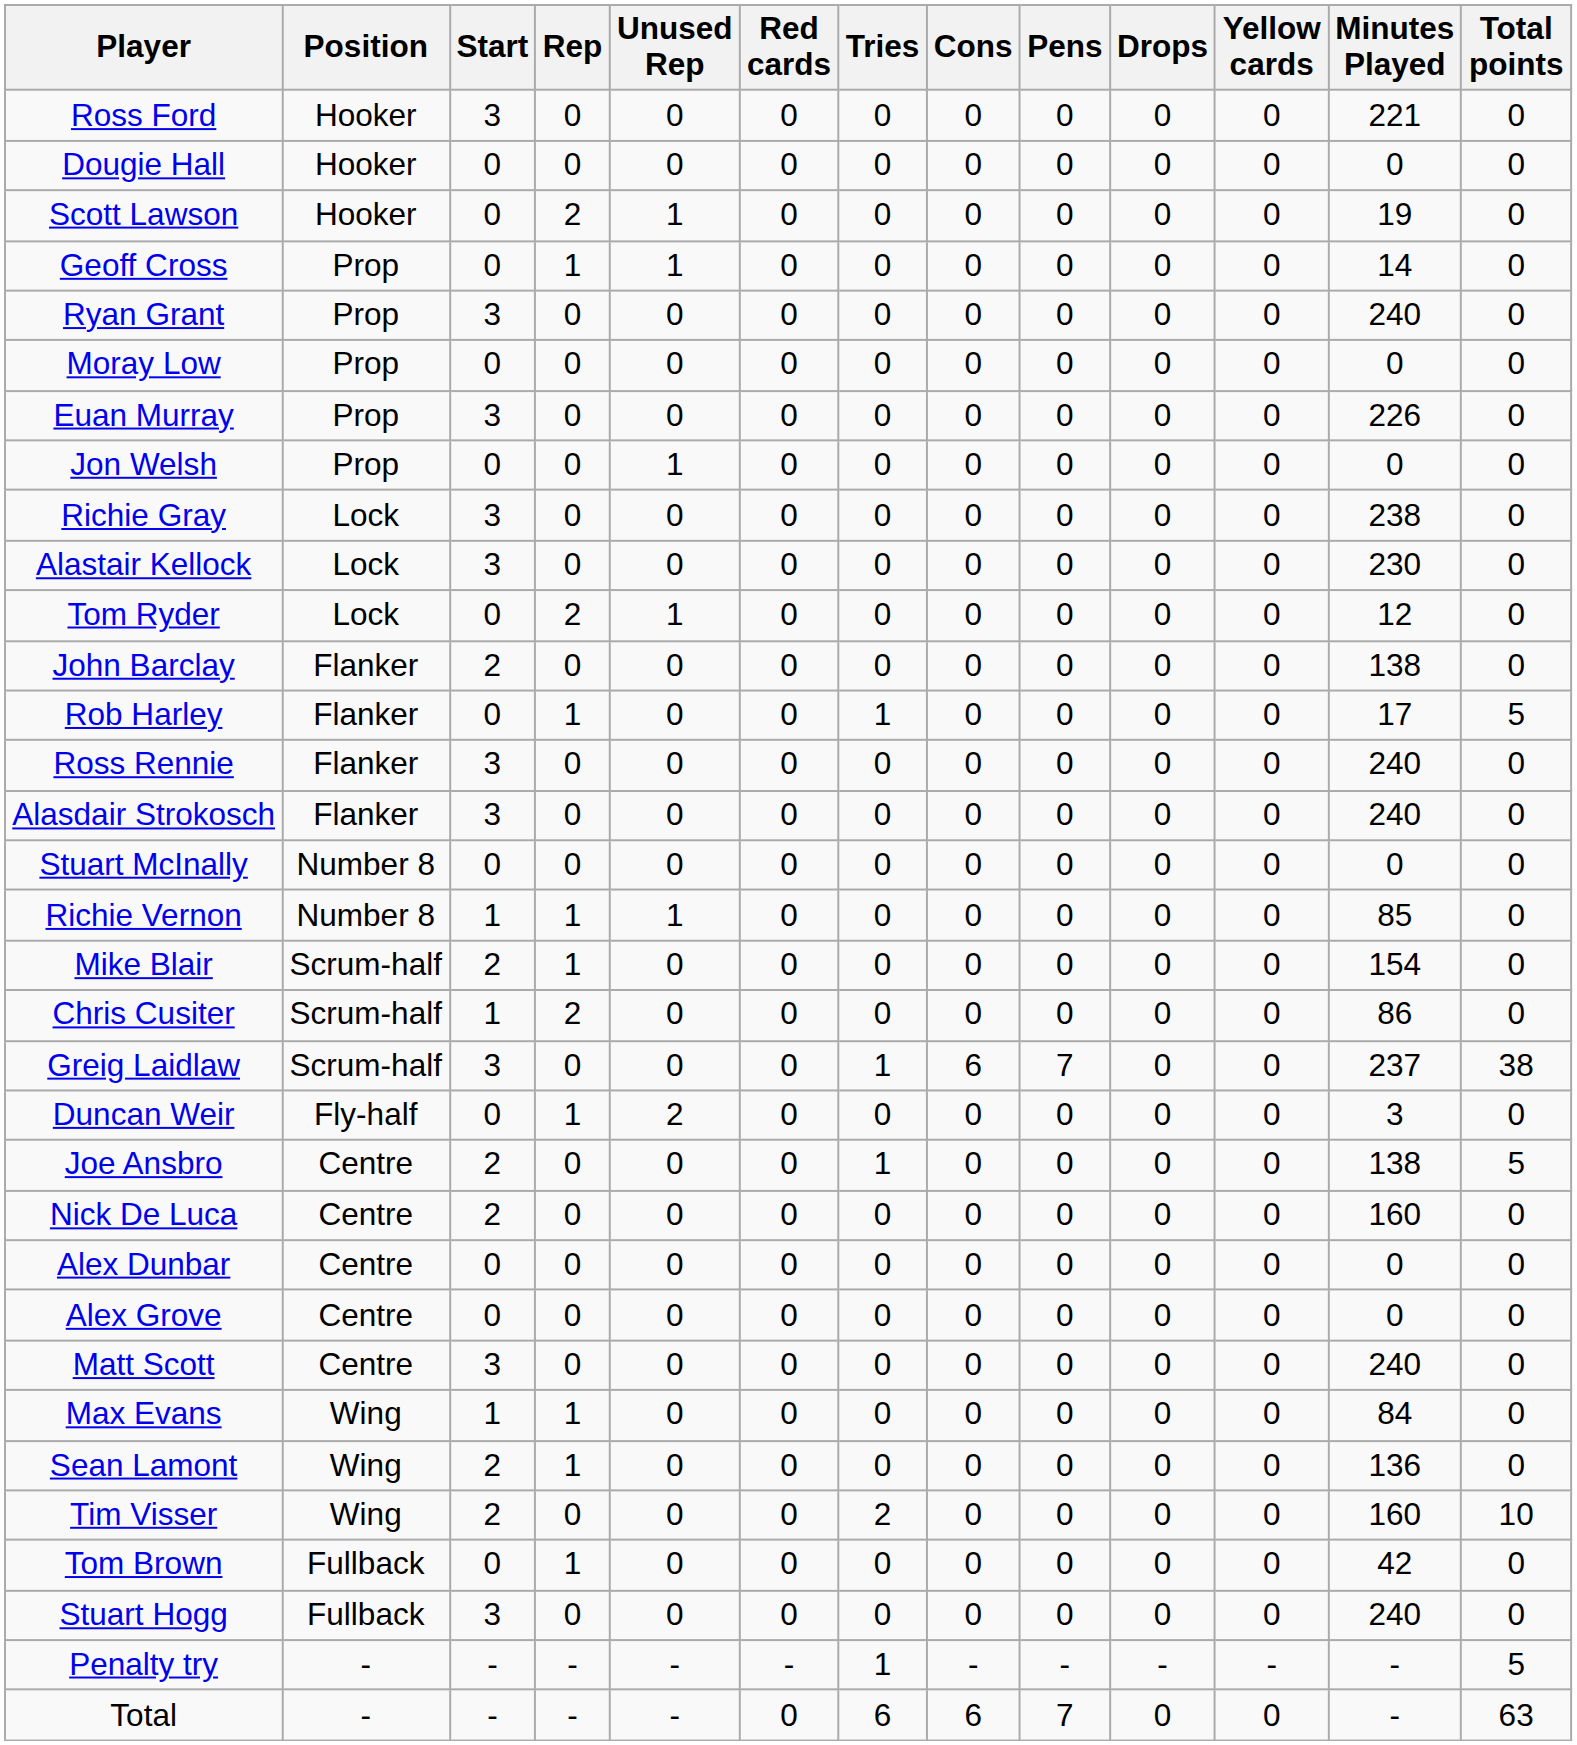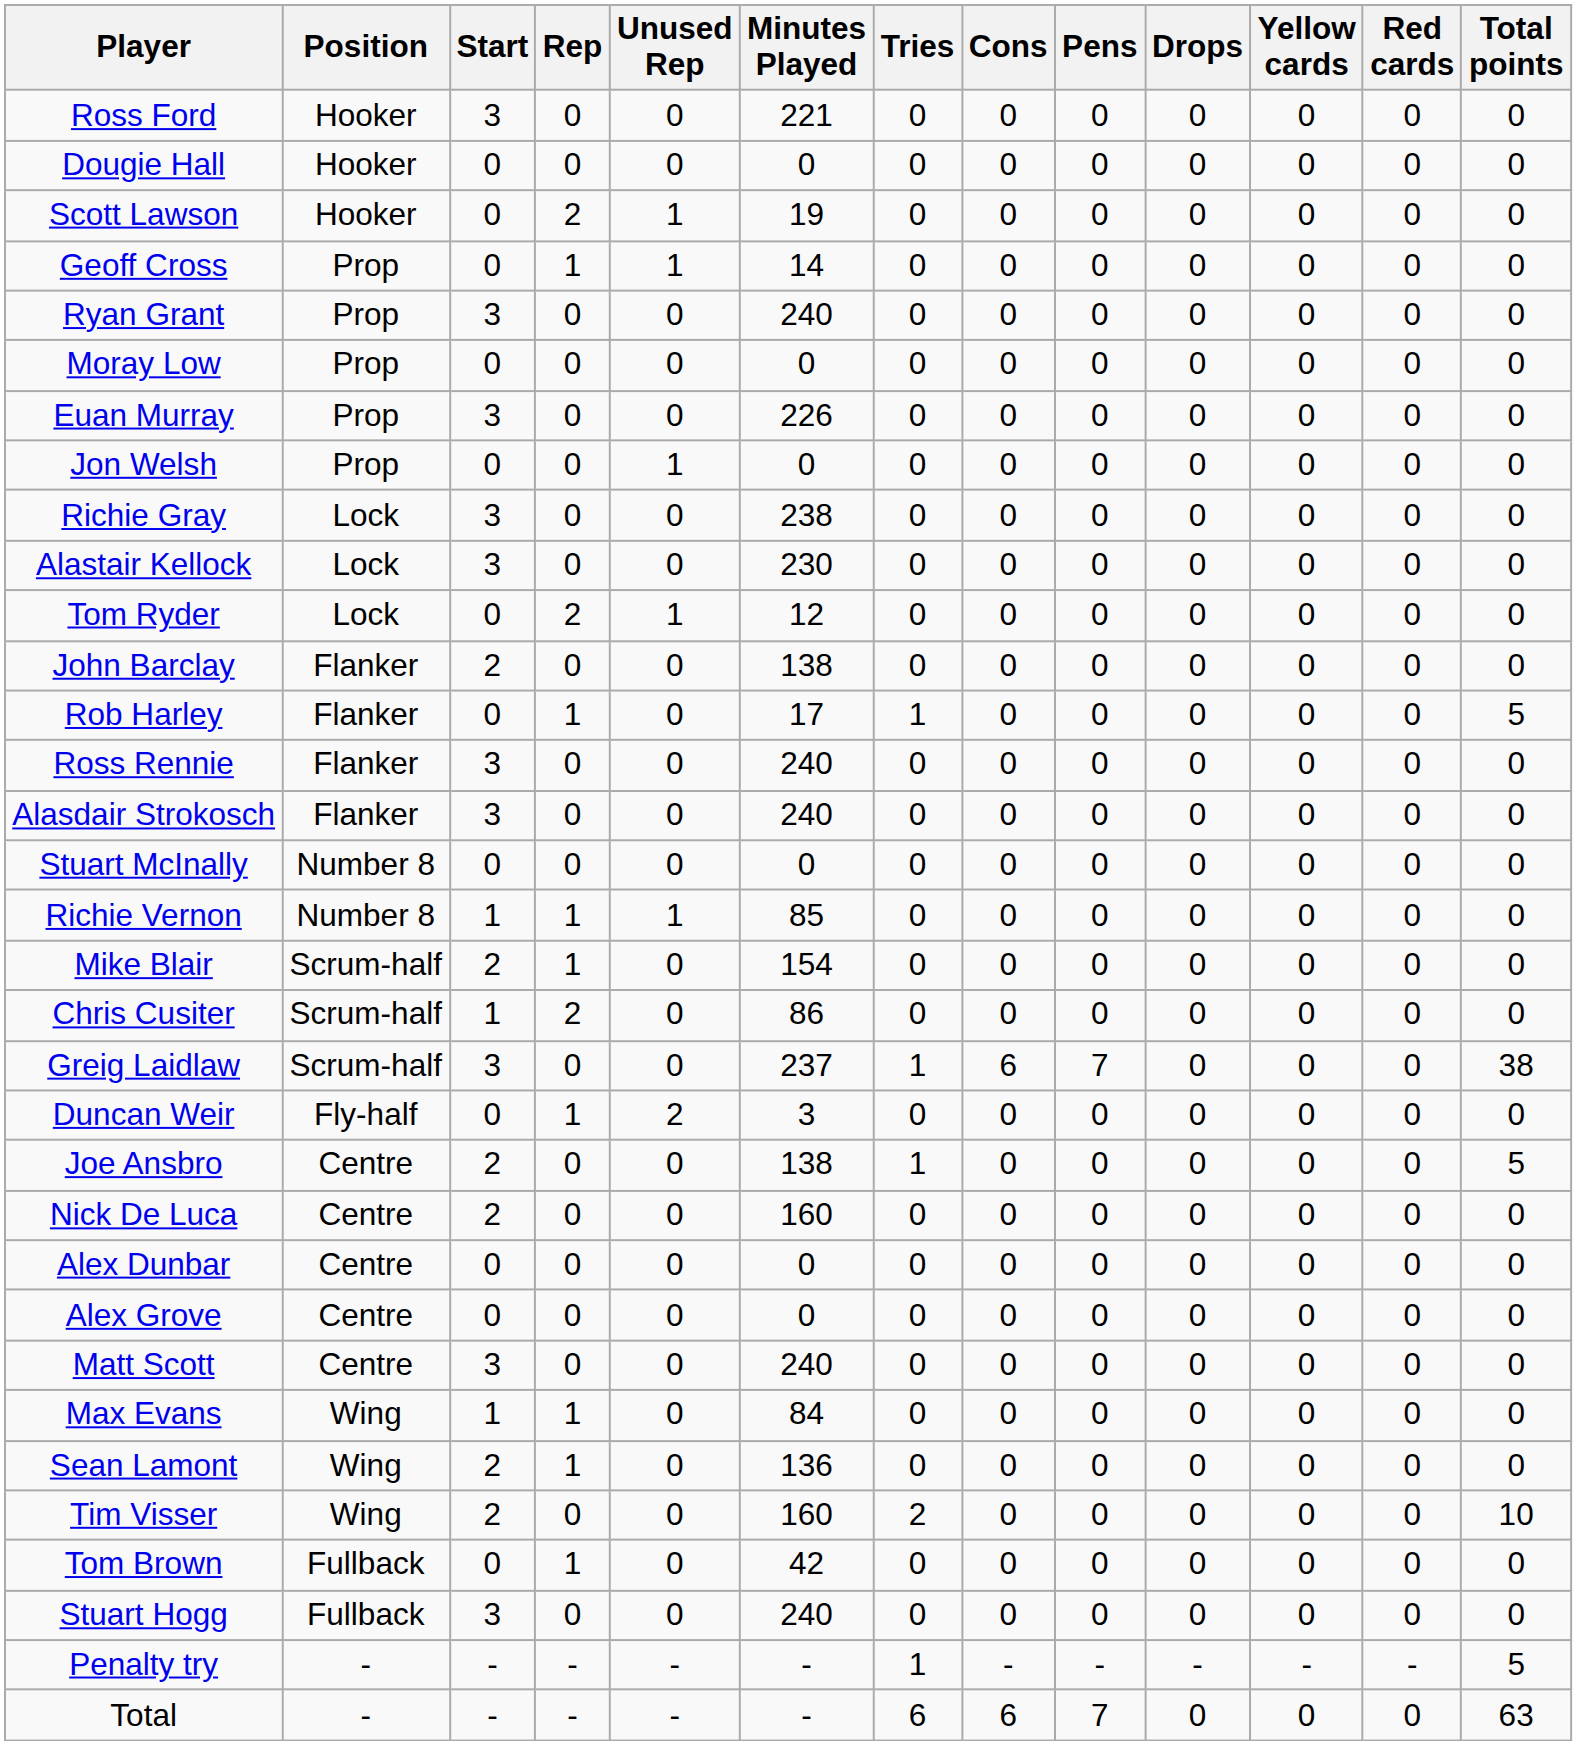columns swapped: (1395, 47) <-> (789, 47)
